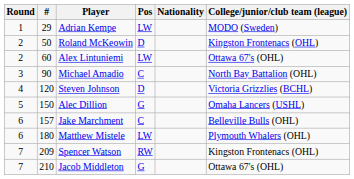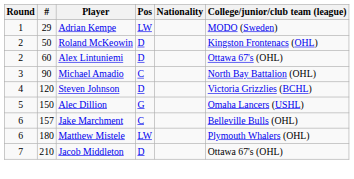(145, 58) LW -> (141, 58) D
- row: (90, 151)
(141, 167) G -> (141, 151) D
